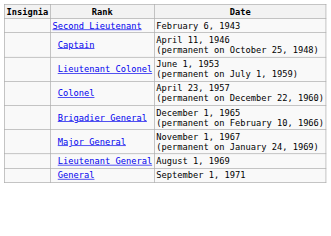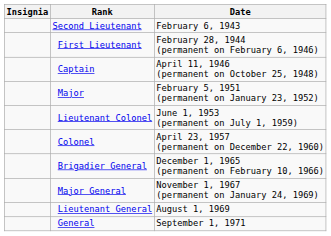+ row: (97, 45)
+ row: (68, 93)
